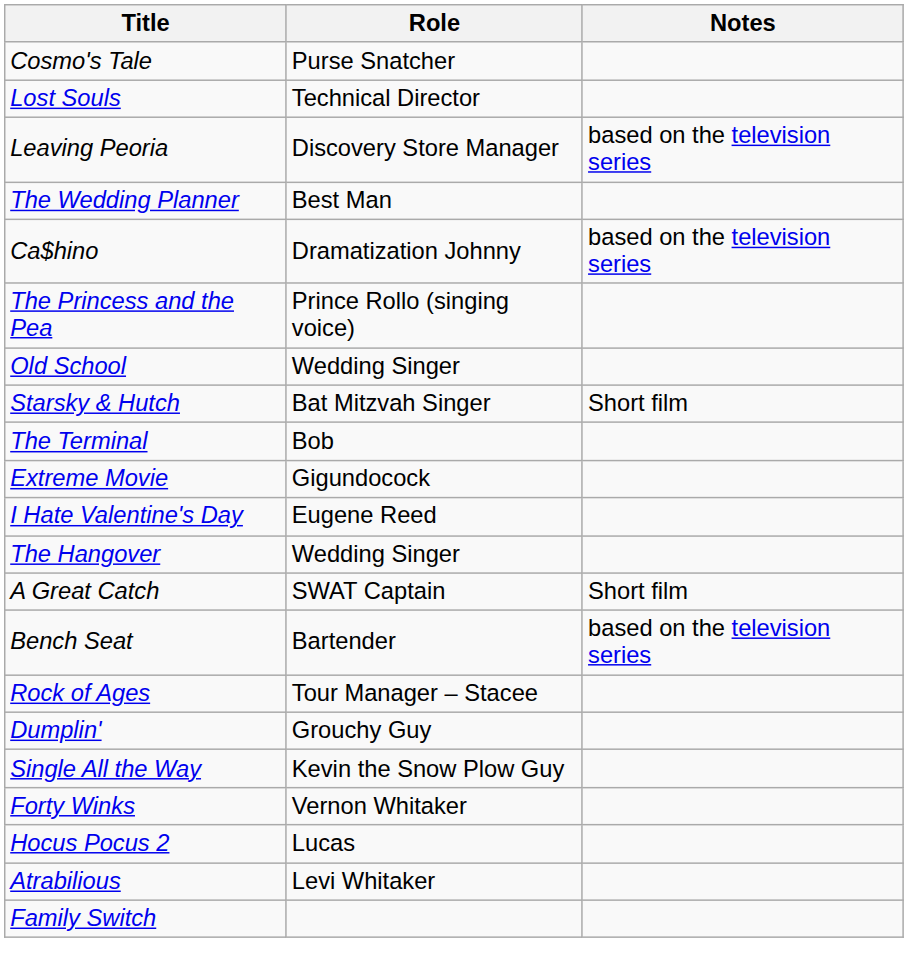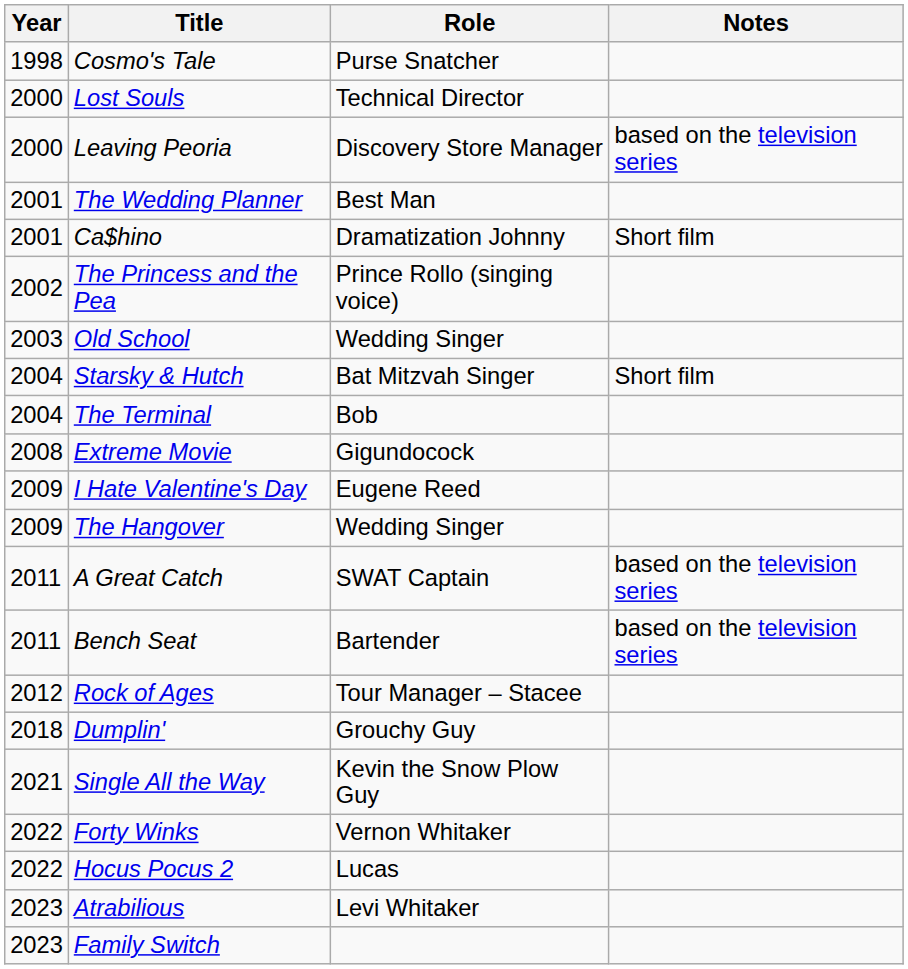+ column: (37, 23)
(709, 251) based on the television series -> (665, 237) Short film
(638, 591) Short film -> (736, 578) based on the television series
